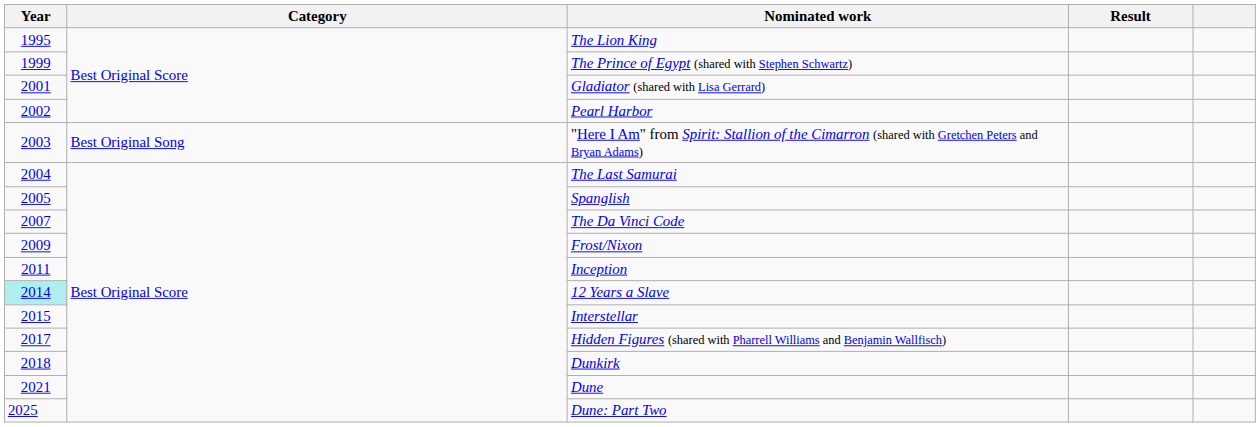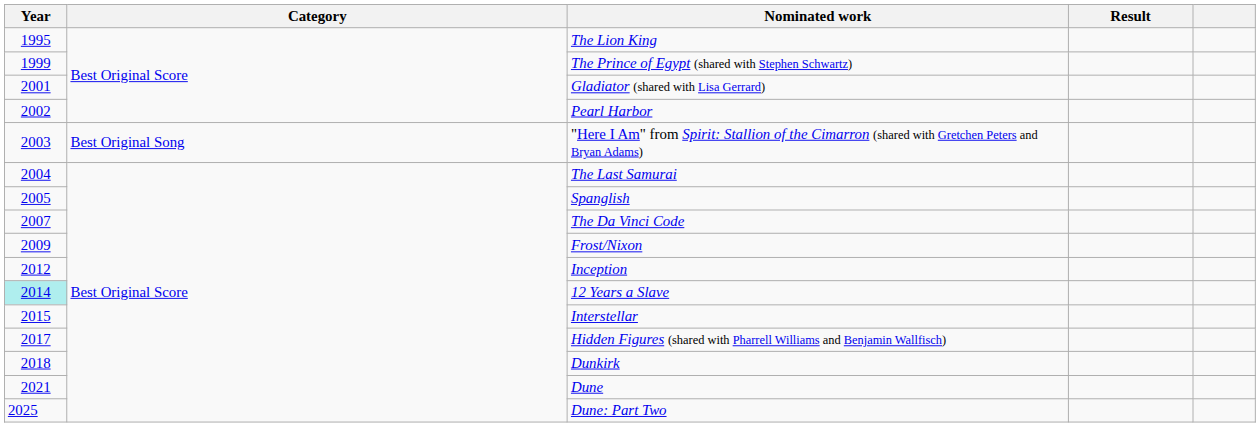(36, 269) 2011 -> (36, 269) 2012
